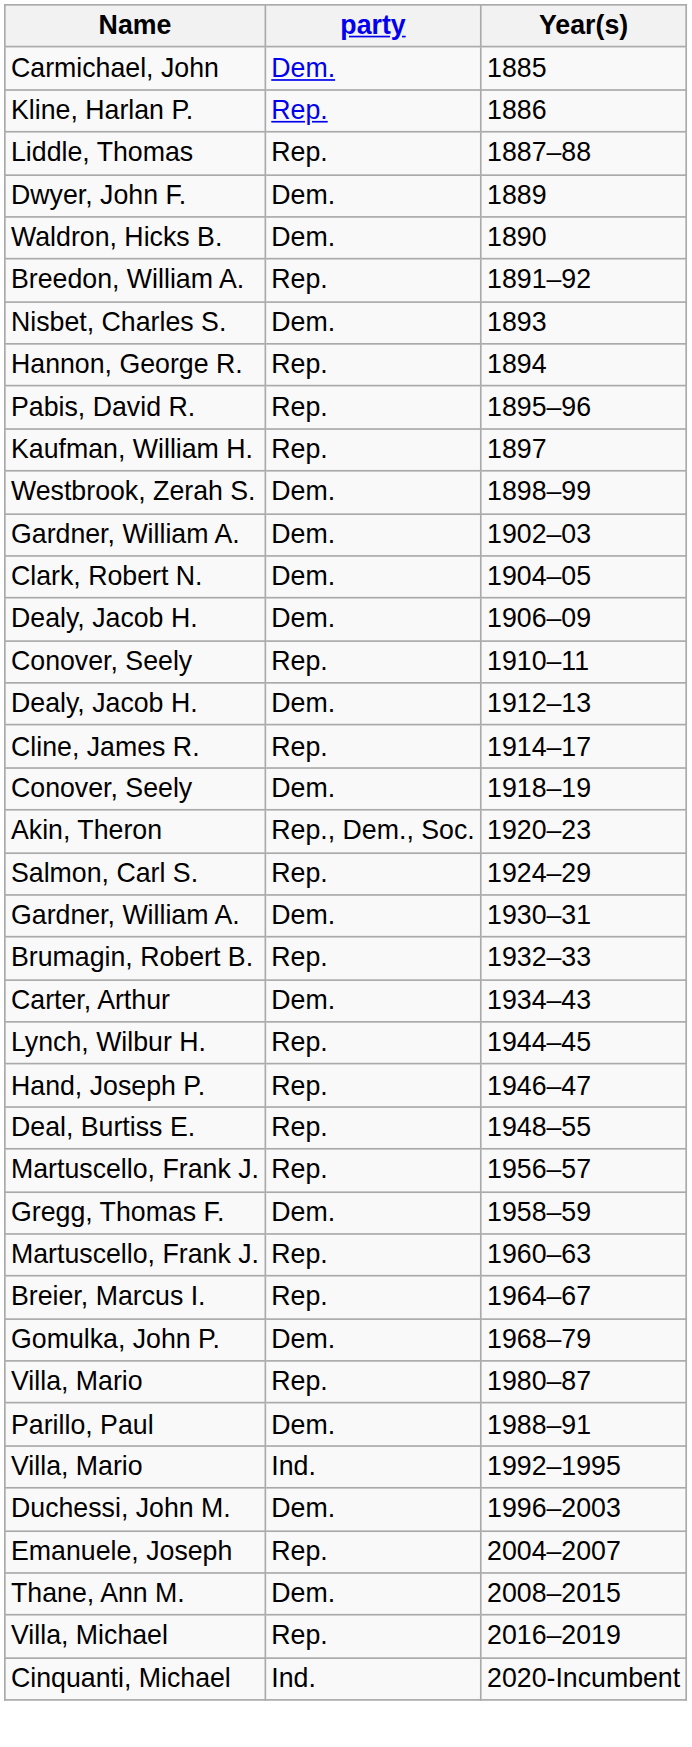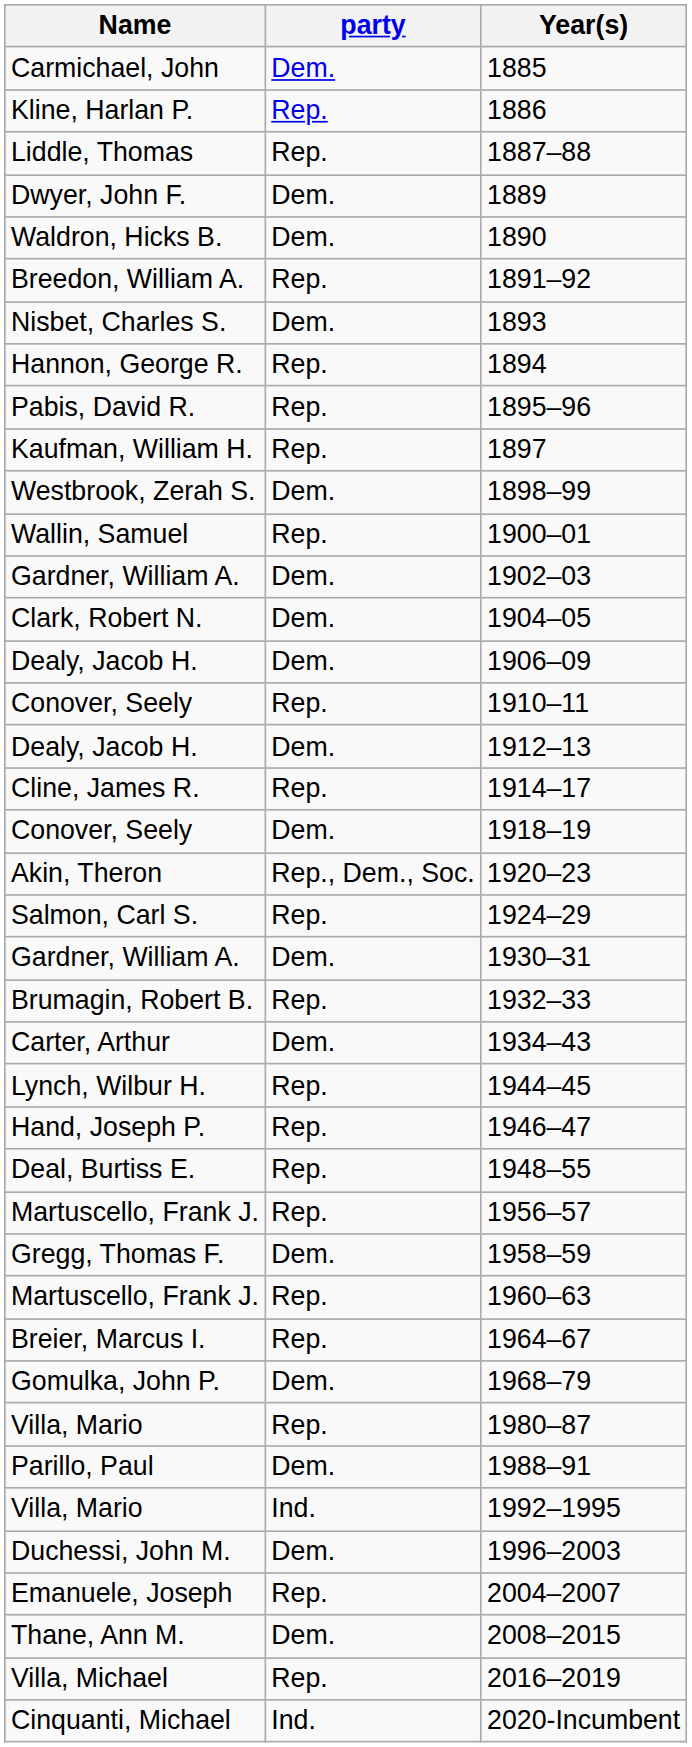+ row: (539, 534)
